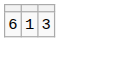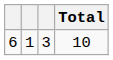+ column: (81, 17)
